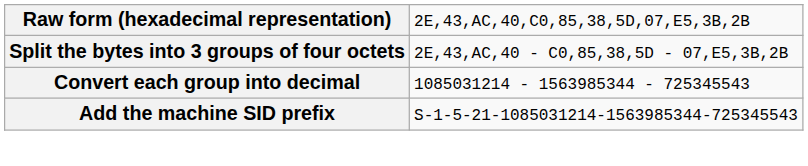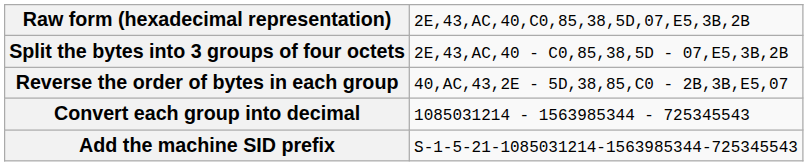+ row: (207, 82)
